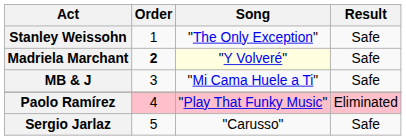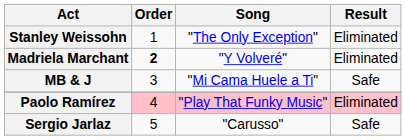(366, 37) Safe -> (366, 37) Eliminated
(253, 59) lightyellow background -> (253, 59) no background
(366, 59) Safe -> (366, 59) Eliminated
